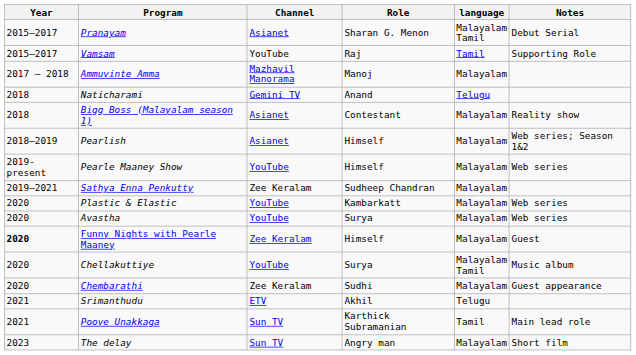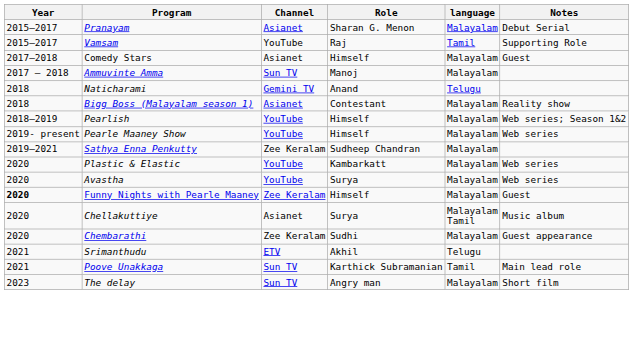(482, 33) Malayalam Tamil -> (472, 27) Malayalam
+ row: (118, 58)
(272, 74) Mazhavil Manorama -> (280, 73) Sun TV
(269, 141) Asianet -> (283, 119) YouTube
(269, 265) YouTube -> (283, 216) Asianet
